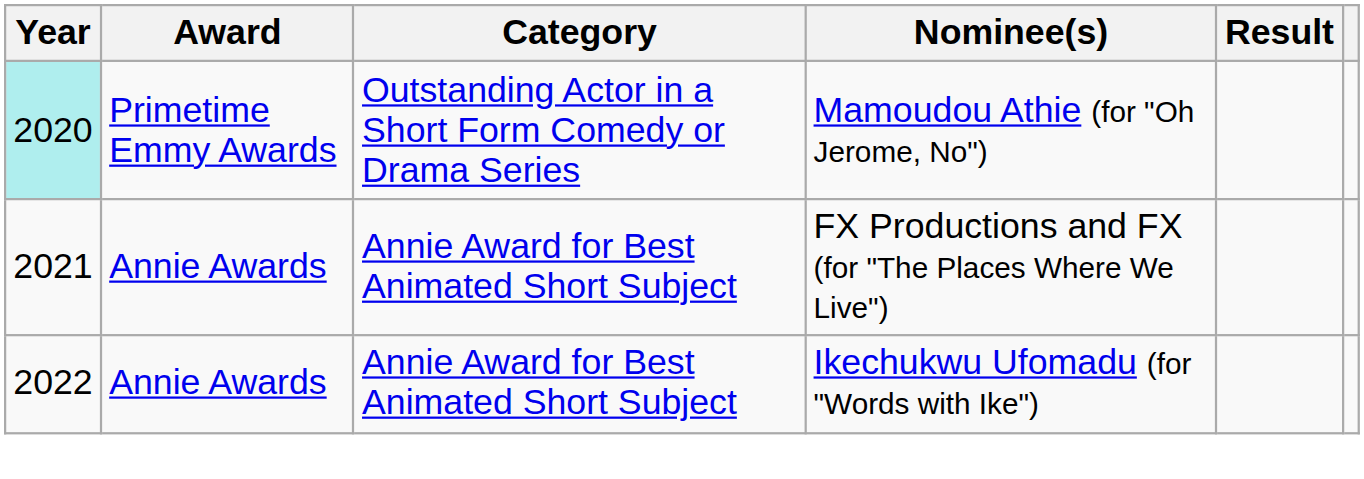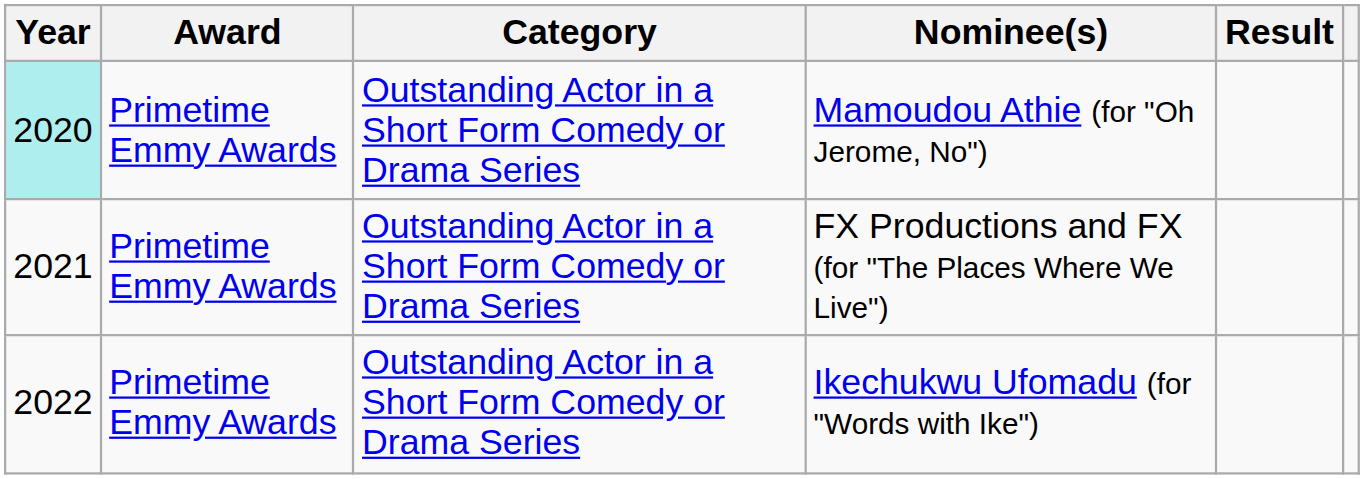(218, 266) Annie Awards -> (223, 266) Primetime Emmy Awards
(549, 266) Annie Award for Best Animated Short Subject -> (543, 266) Outstanding Actor in a Short Form Comedy or Drama Series
(218, 383) Annie Awards -> (223, 403) Primetime Emmy Awards
(549, 383) Annie Award for Best Animated Short Subject -> (543, 403) Outstanding Actor in a Short Form Comedy or Drama Series
